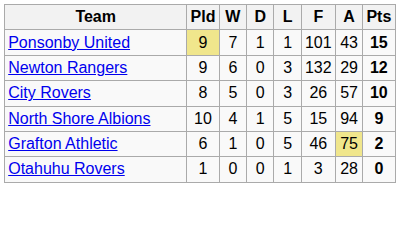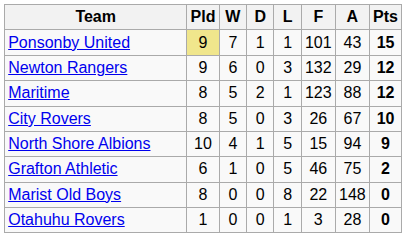+ row: (39, 93)
(349, 93) 57 -> (352, 118) 67
(349, 144) khaki background -> (352, 169) no background
+ row: (65, 194)
